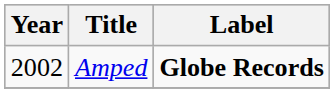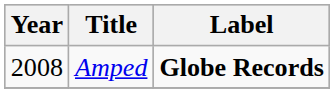(37, 66) 2002 -> (37, 66) 2008
